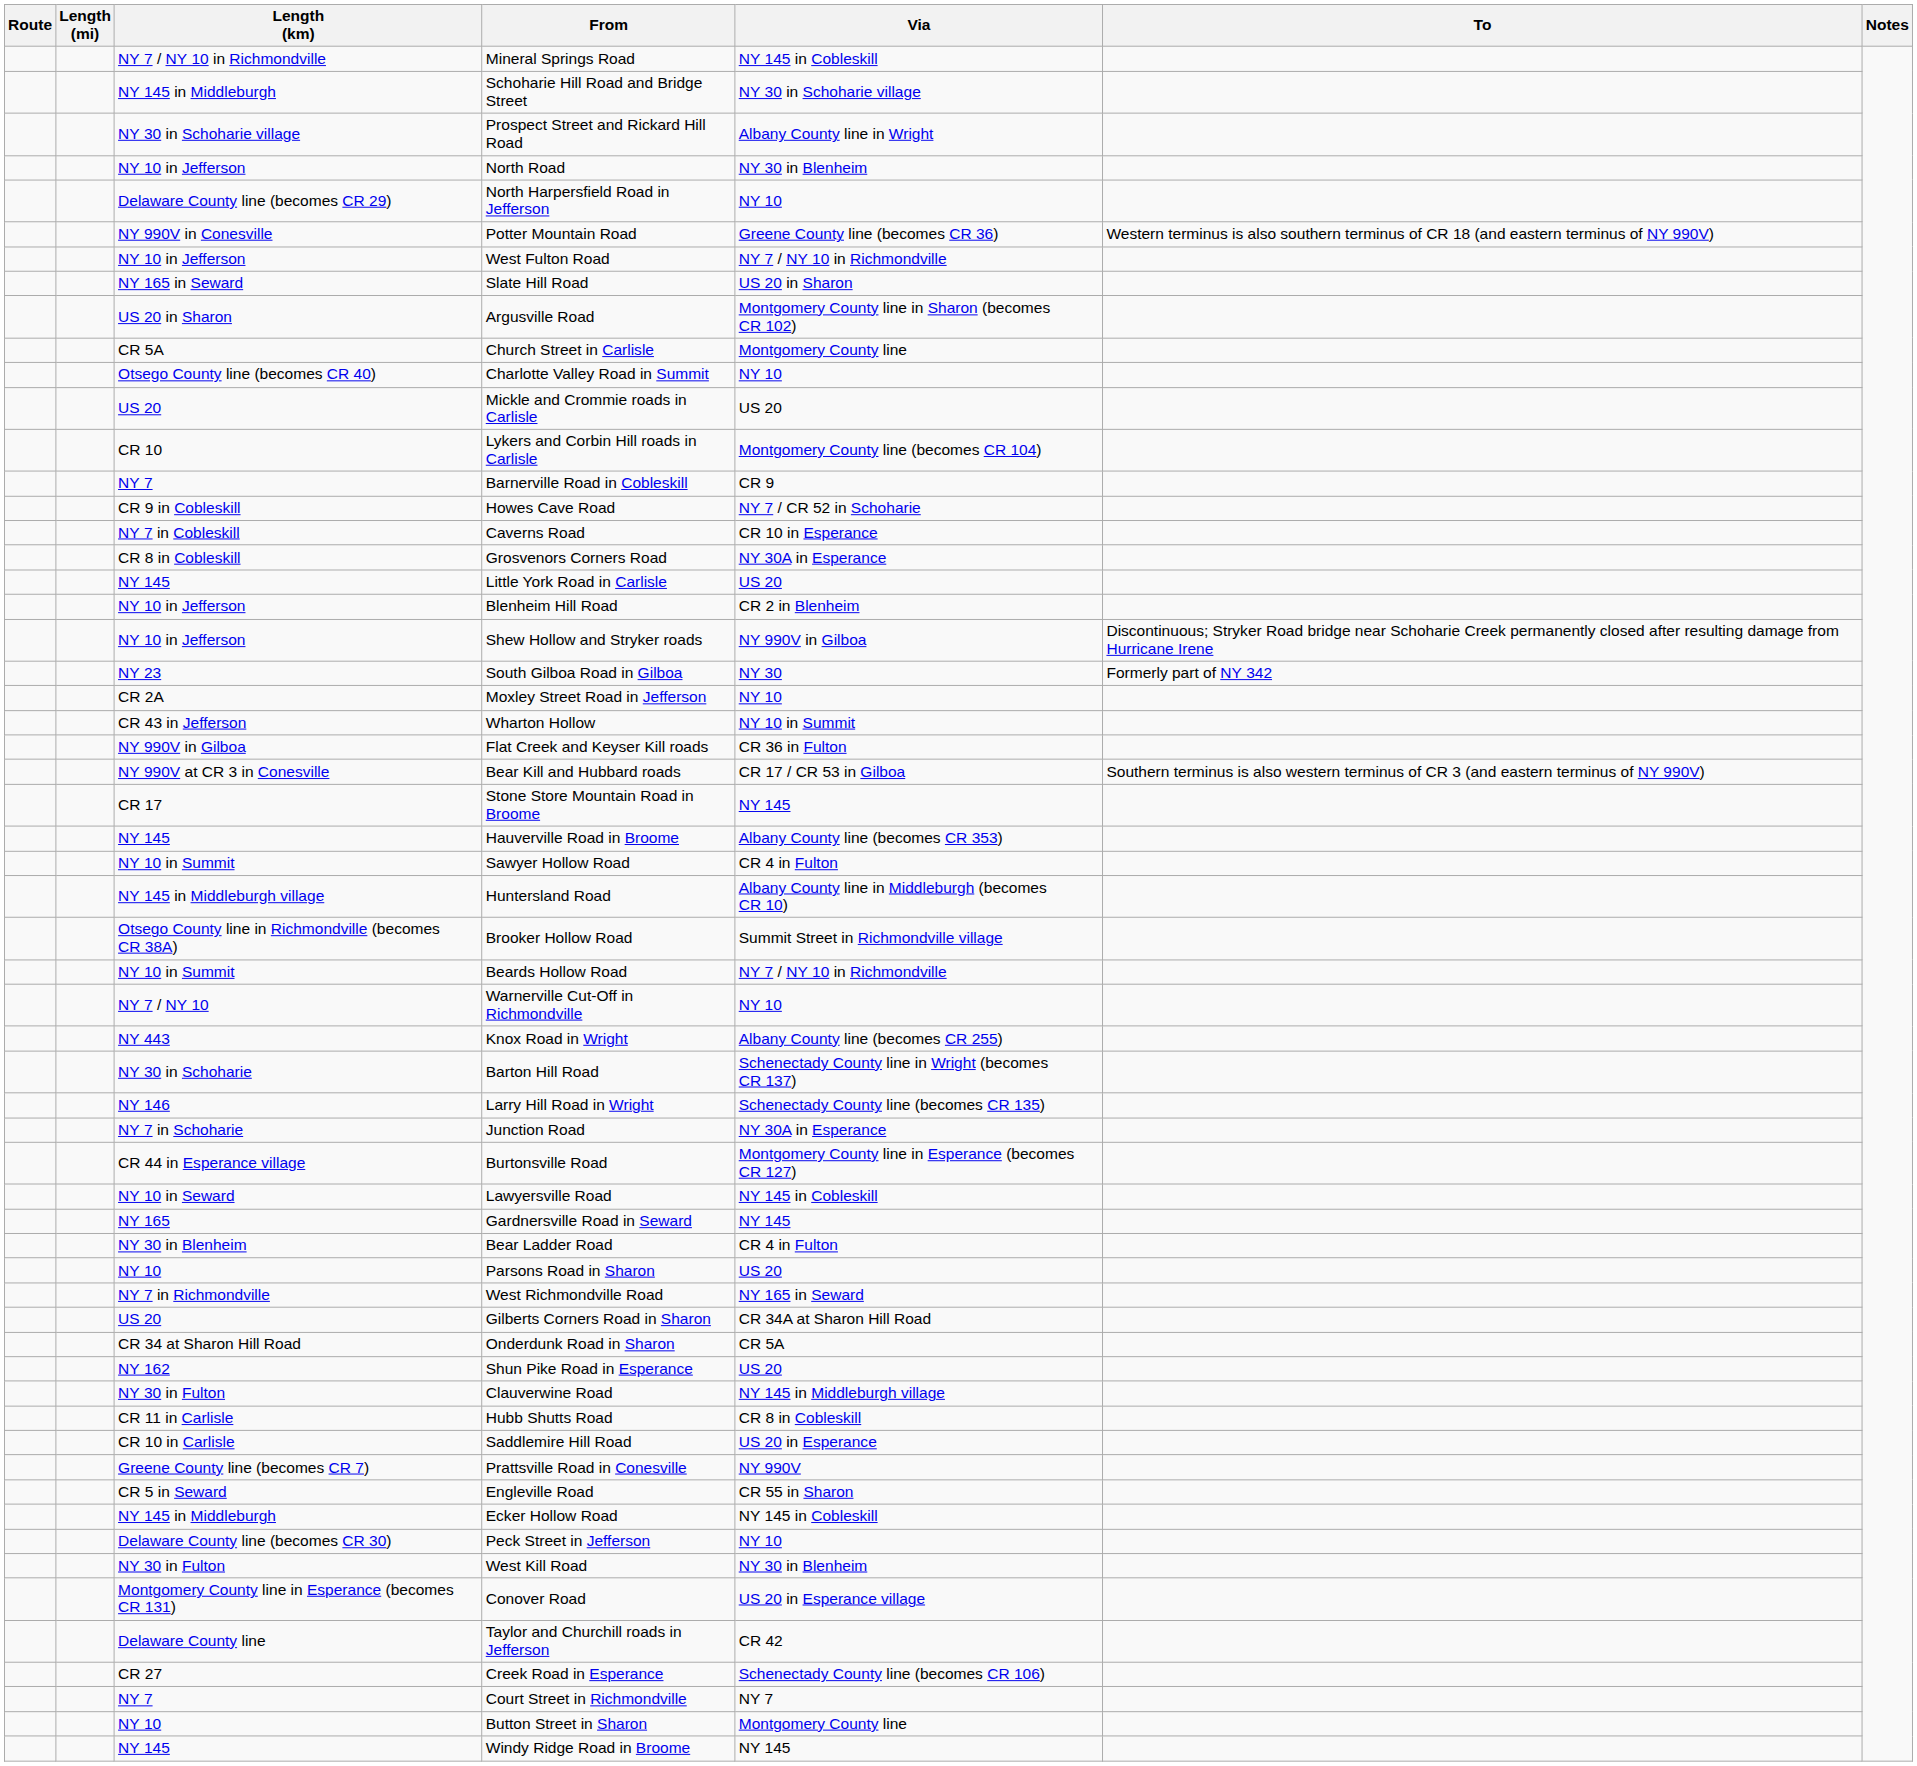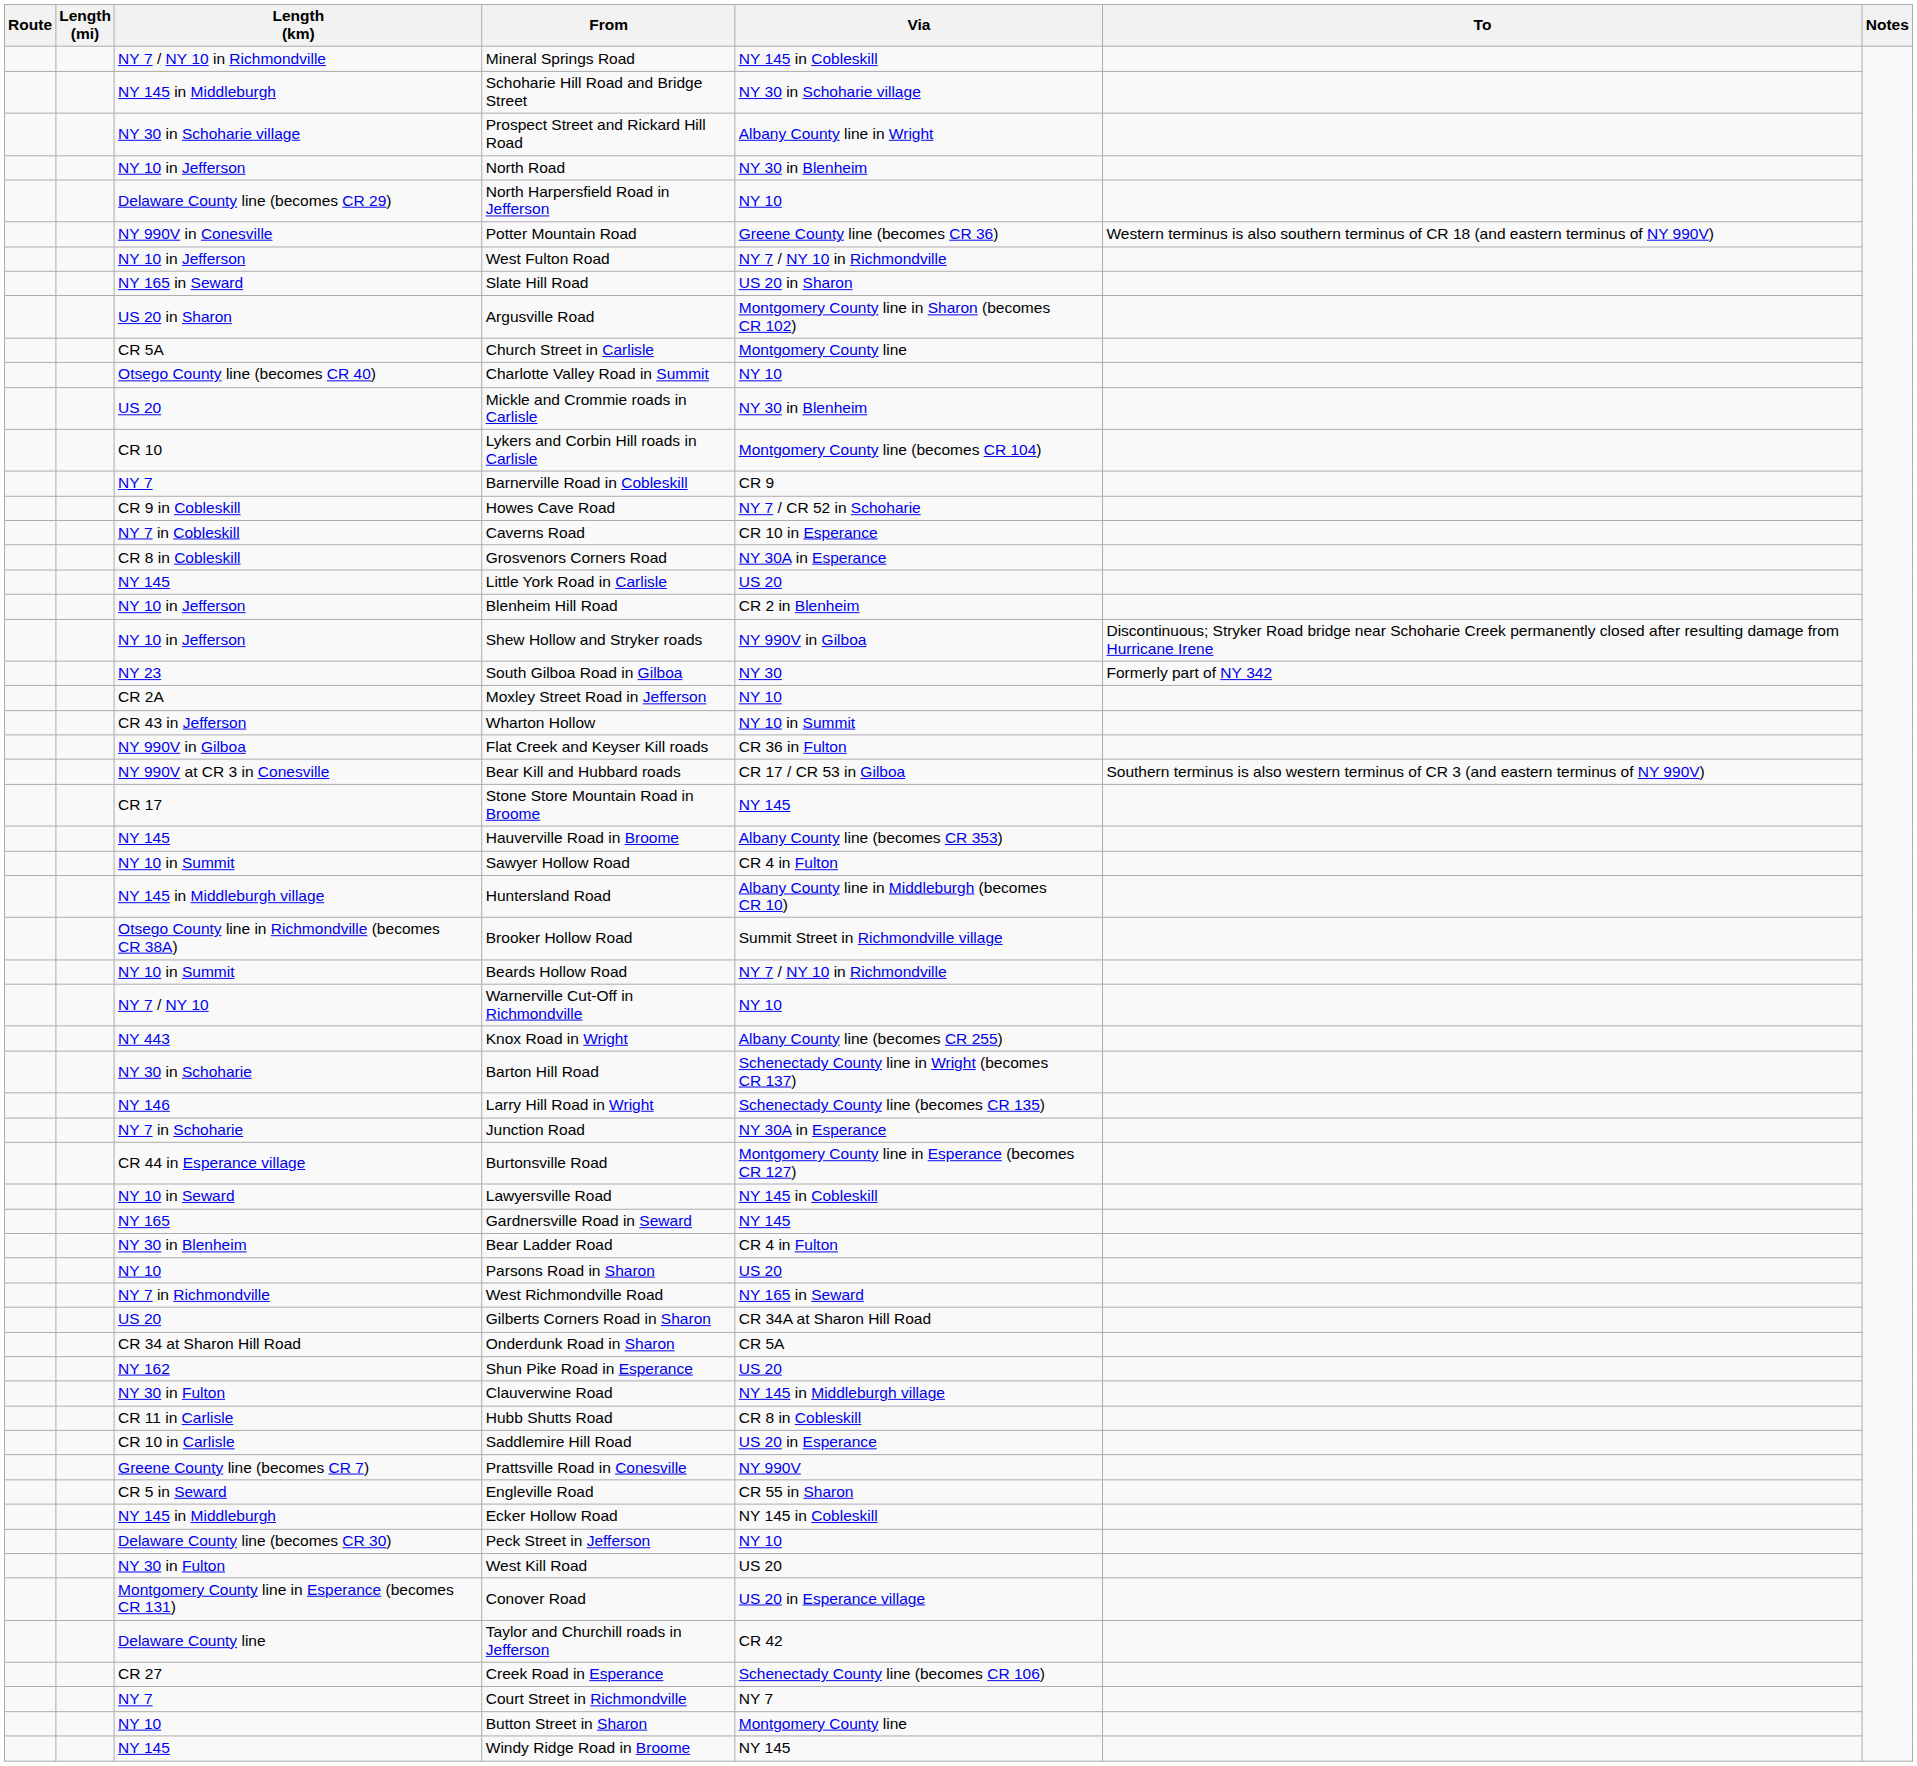(760, 408) US 20 -> (803, 408) NY 30 in Blenheim
(803, 1565) NY 30 in Blenheim -> (760, 1565) US 20
